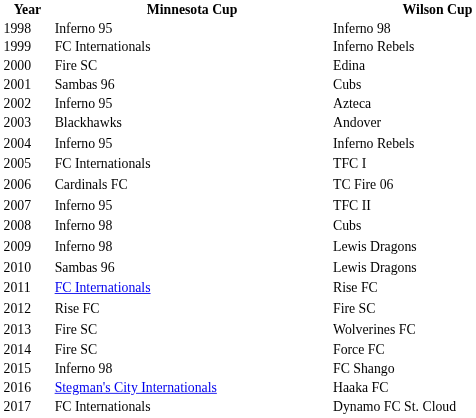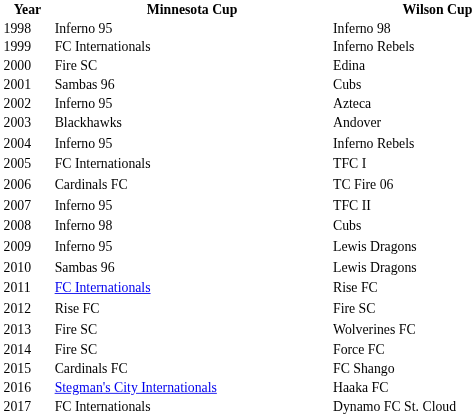(83, 246) Inferno 98 -> (83, 246) Inferno 95
(83, 368) Inferno 98 -> (91, 368) Cardinals FC
